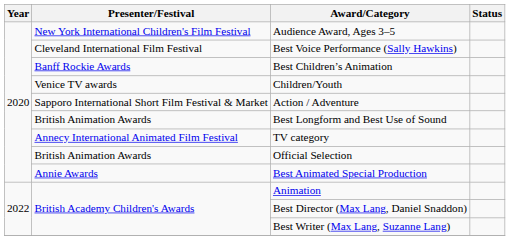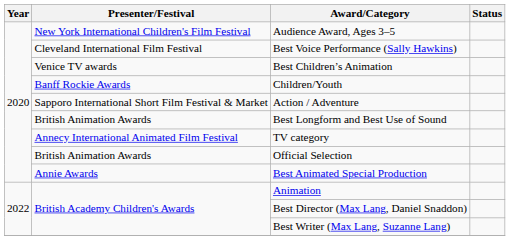(82, 66) Banff Rockie Awards -> (76, 66) Venice TV awards
(76, 84) Venice TV awards -> (82, 84) Banff Rockie Awards
